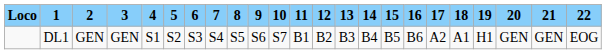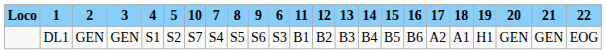columns swapped: (195, 15) <-> (280, 15)
